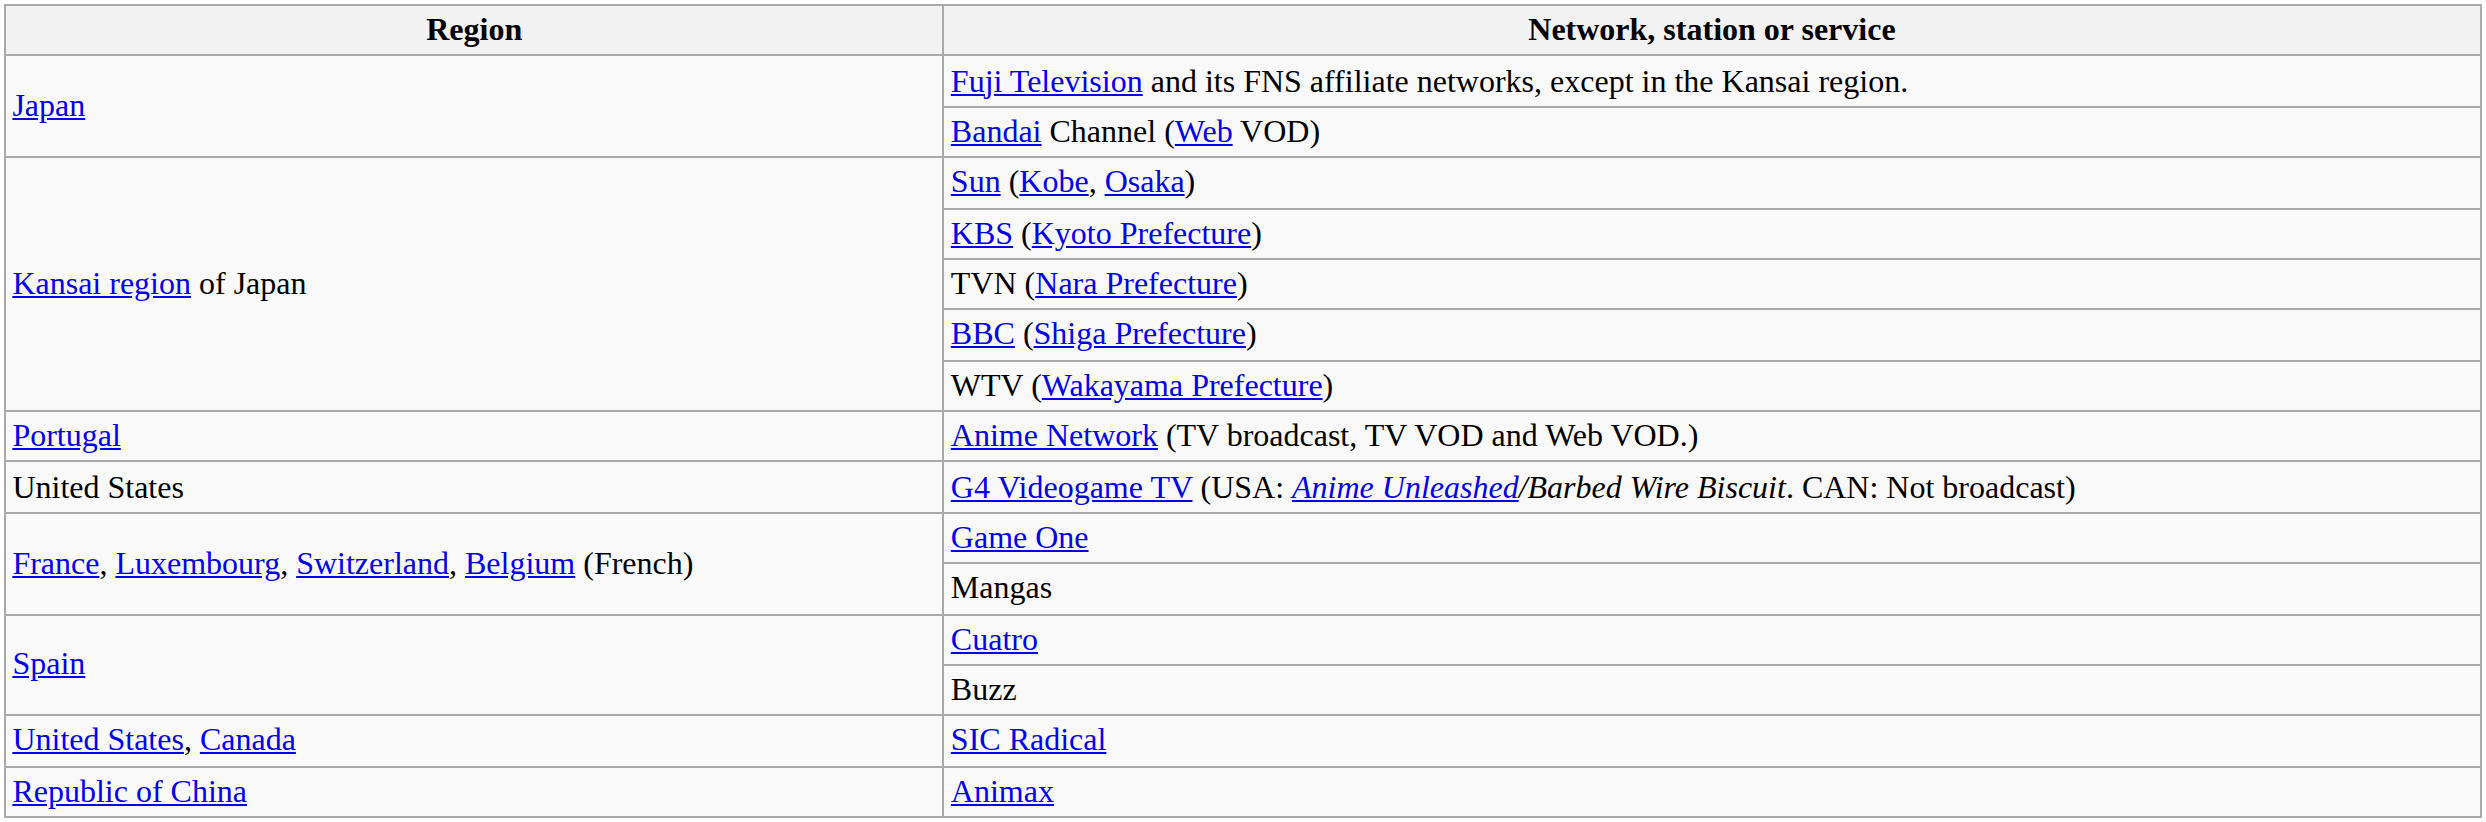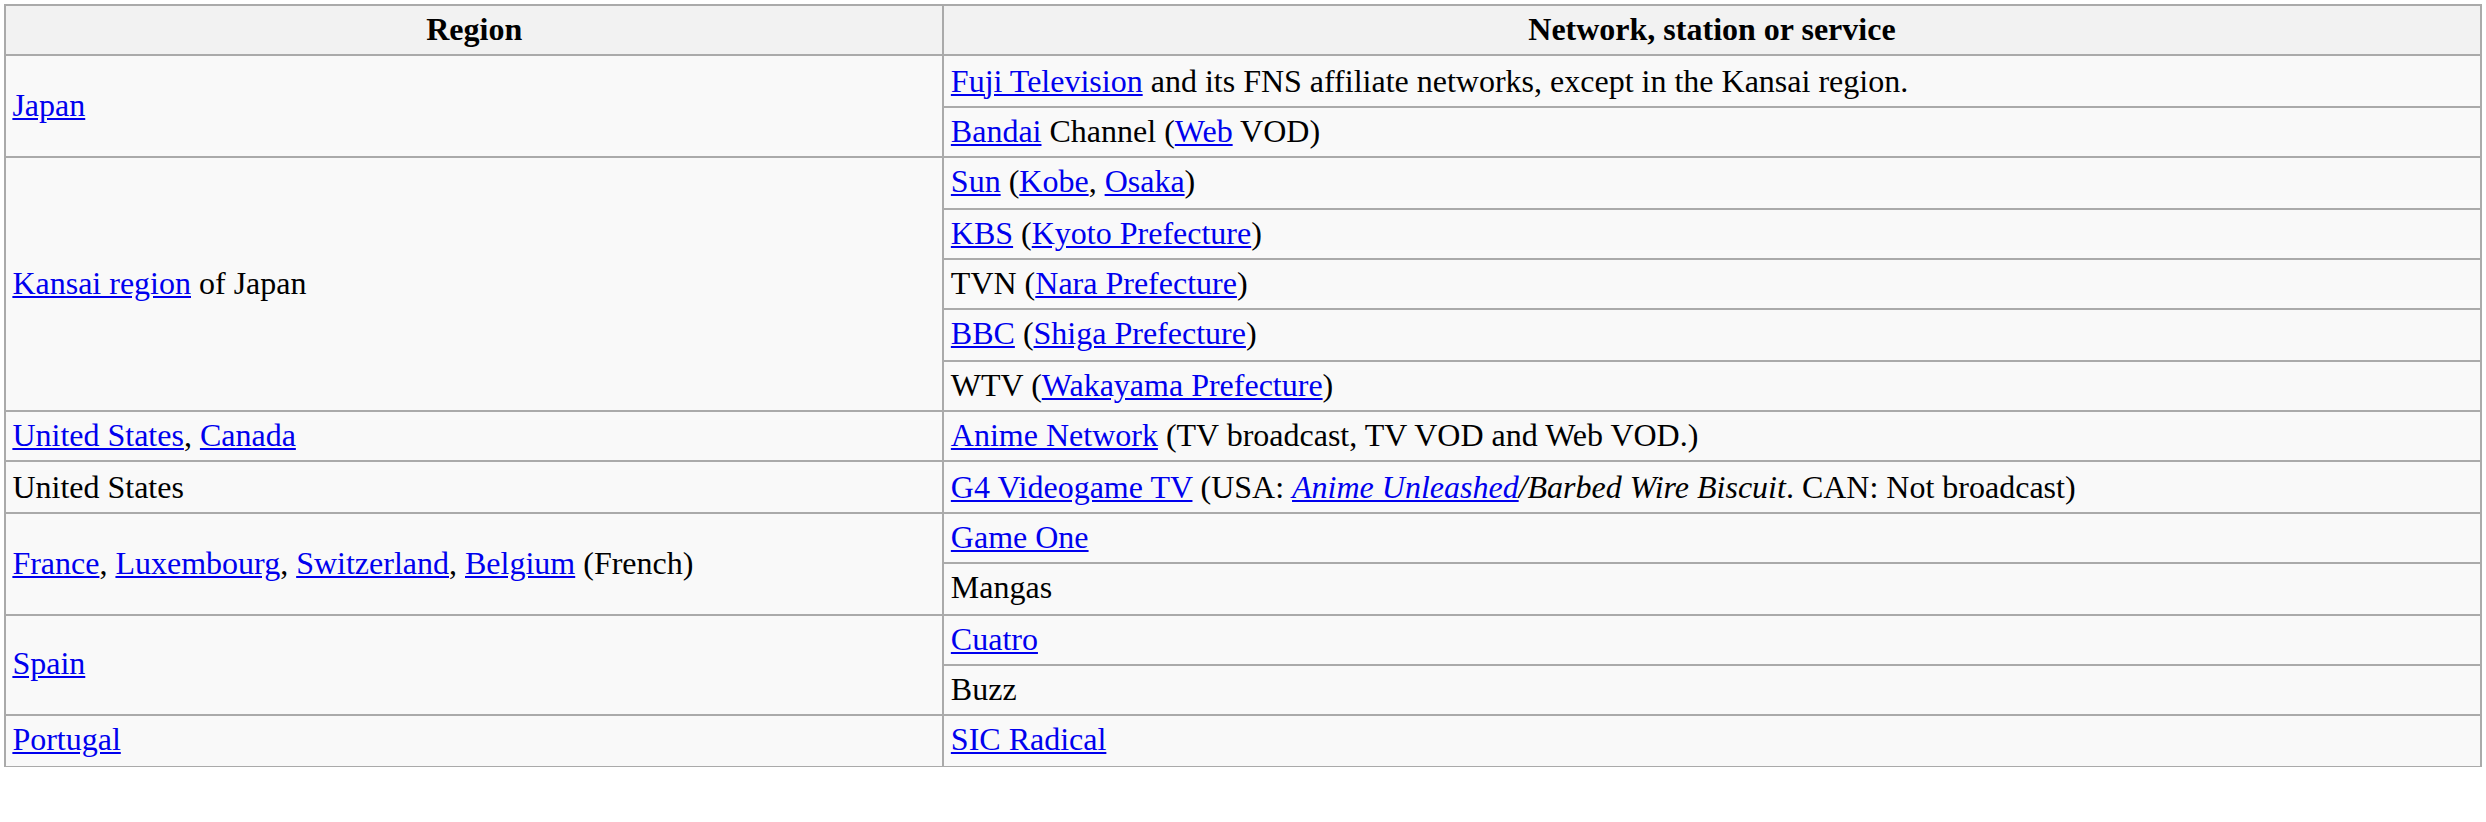(67, 435) Portugal -> (154, 435) United States, Canada
(154, 740) United States, Canada -> (67, 740) Portugal
- row: (1002, 791)
